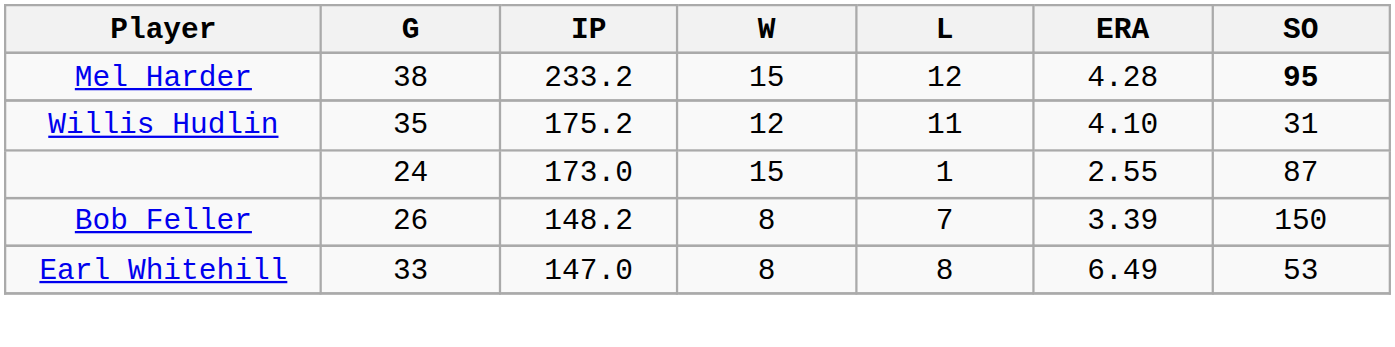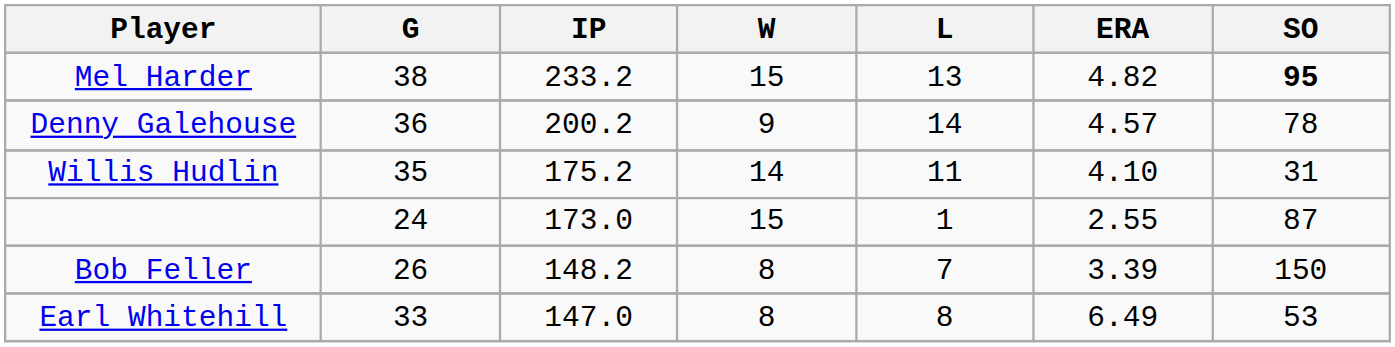(945, 77) 12 -> (945, 77) 13
(1123, 77) 4.28 -> (1123, 77) 4.82
+ row: (163, 125)
(767, 125) 12 -> (767, 173) 14
